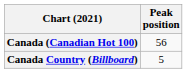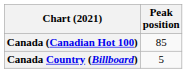(161, 42) 56 -> (161, 42) 85
